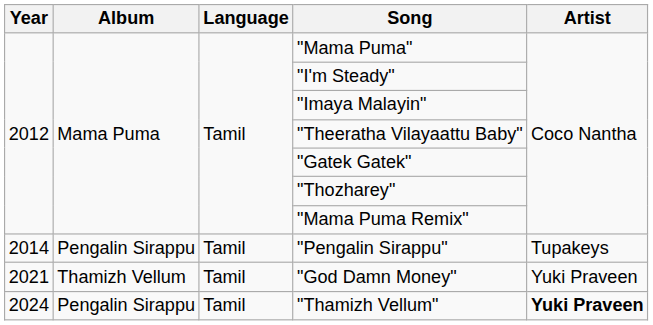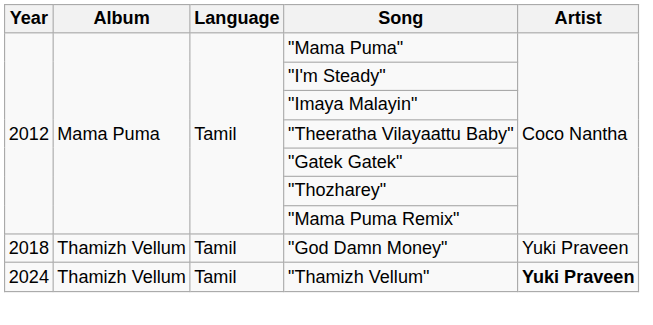- row: (372, 248)
(29, 276) 2021 -> (29, 248) 2018
(126, 305) Pengalin Sirappu -> (122, 276) Thamizh Vellum
